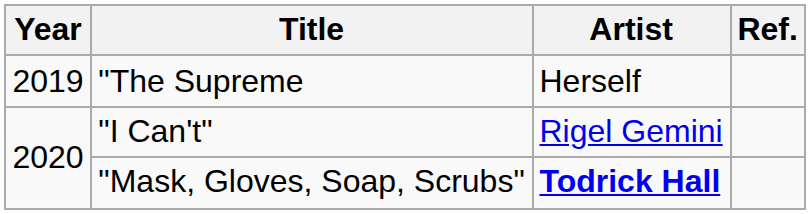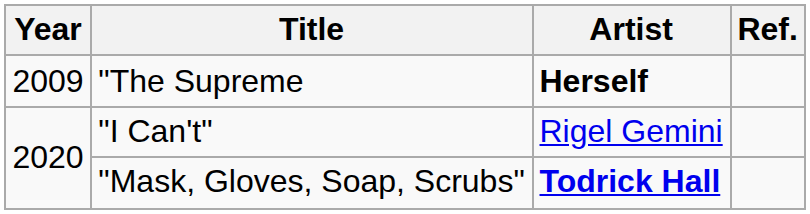(48, 80) 2019 -> (48, 80) 2009
(590, 80) normal -> (594, 80) bold
